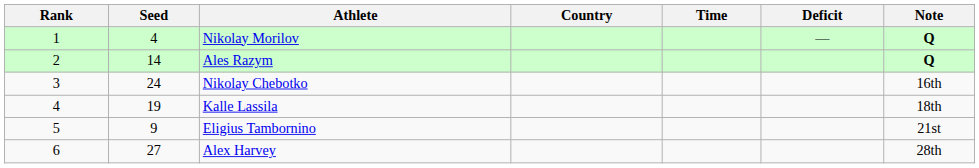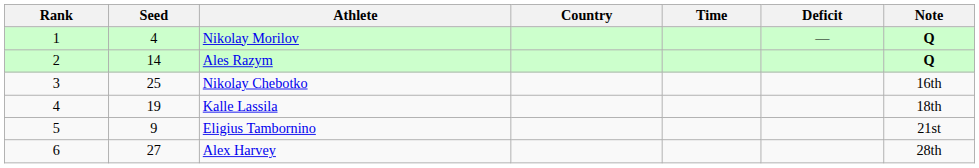(154, 83) 24 -> (154, 83) 25
